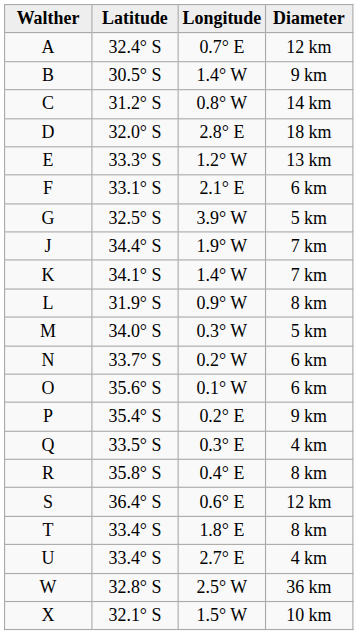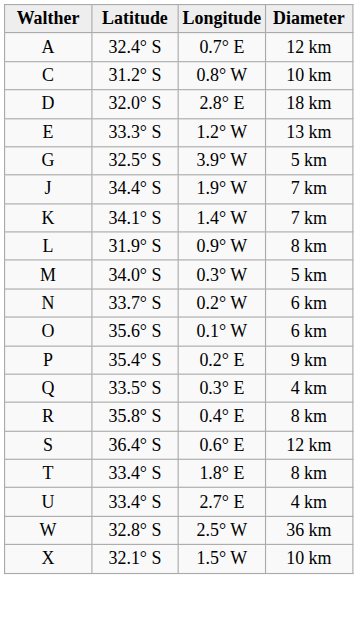- row: (48, 75)
(309, 103) 14 km -> (309, 75) 10 km
- row: (48, 189)
